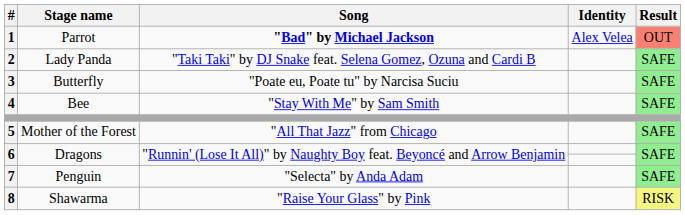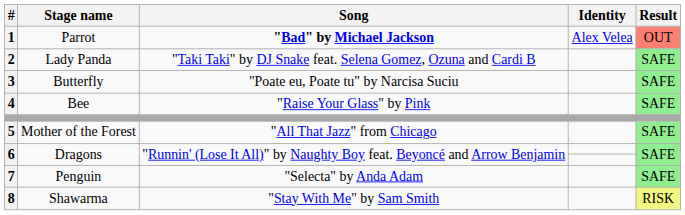(354, 103) "Stay With Me" by Sam Smith -> (354, 103) "Raise Your Glass" by Pink
(354, 198) "Raise Your Glass" by Pink -> (354, 198) "Stay With Me" by Sam Smith
